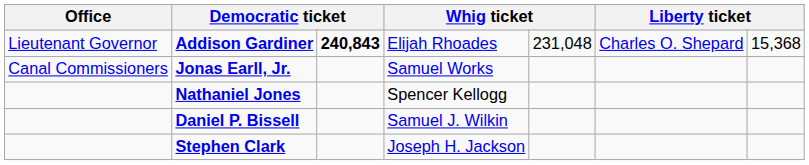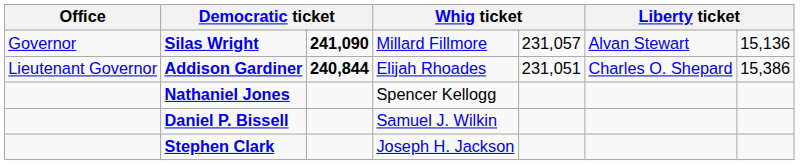+ row: (212, 43)
(350, 43) 240,843 -> (339, 69) 240,844
(562, 43) 231,048 -> (551, 69) 231,051
(776, 43) 15,368 -> (765, 69) 15,386
- row: (233, 69)
